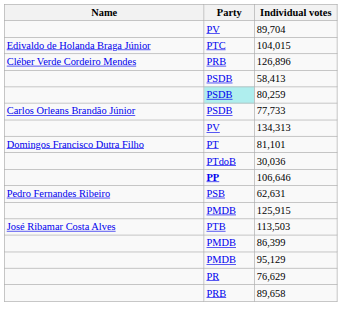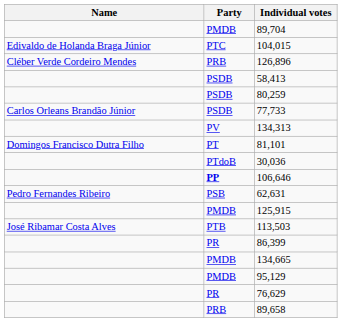(213, 29) PV -> (221, 29) PMDB
(220, 95) paleturquoise background -> (220, 95) no background
(221, 243) PMDB -> (213, 243) PR
+ row: (274, 260)
